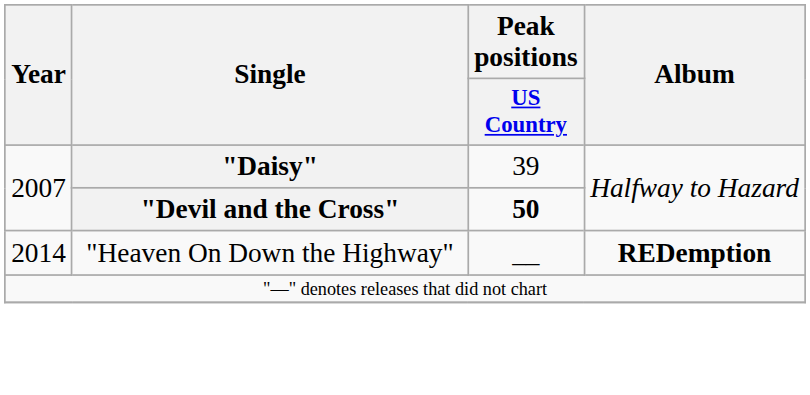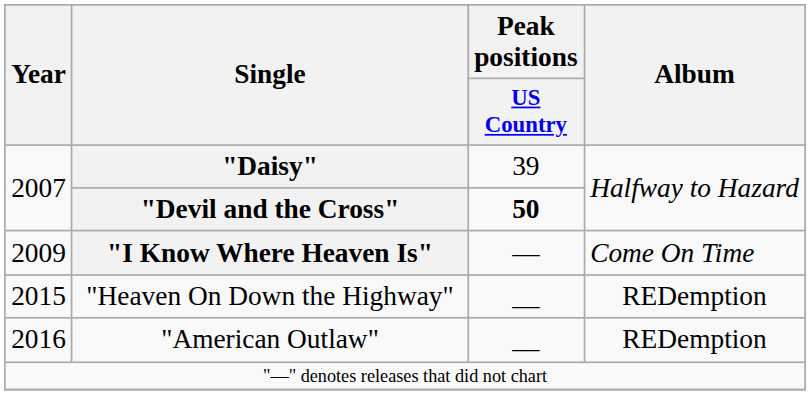+ row: (270, 252)
(39, 252) 2014 -> (39, 296) 2015
(695, 252) bold -> (695, 296) normal
+ row: (270, 339)
